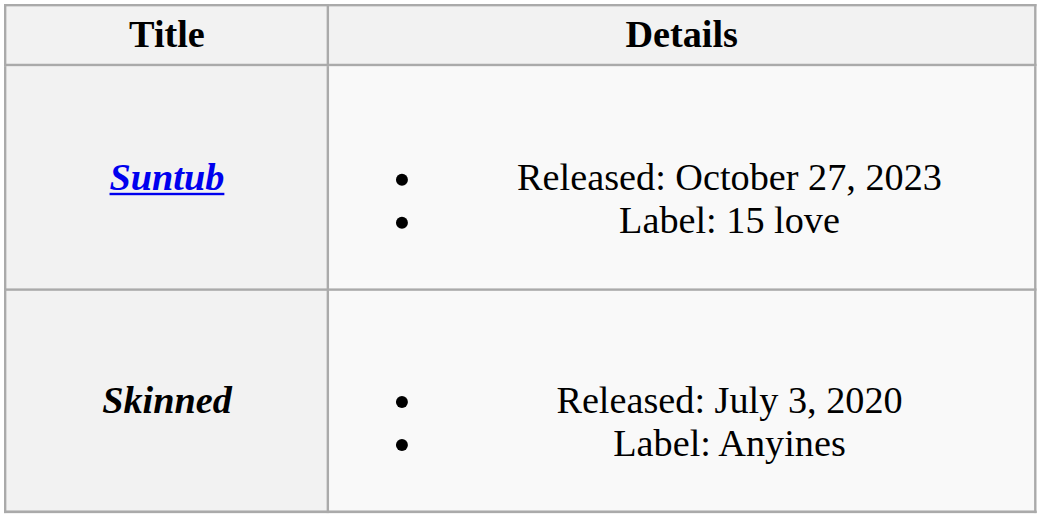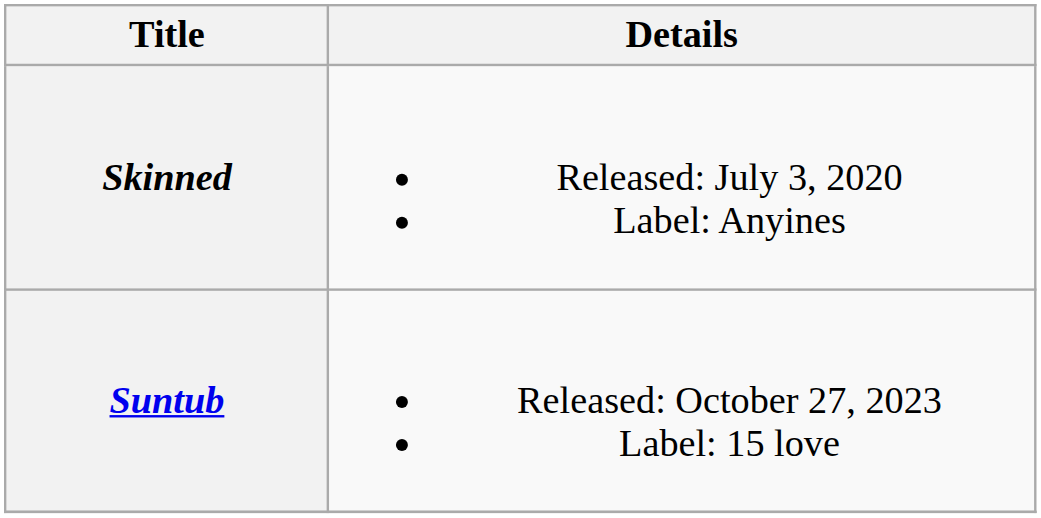rows swapped: (167, 399) <-> (167, 176)
